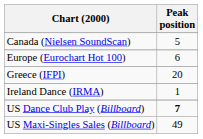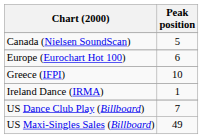(177, 74) 20 -> (177, 74) 10
(177, 108) bold -> (177, 108) normal
